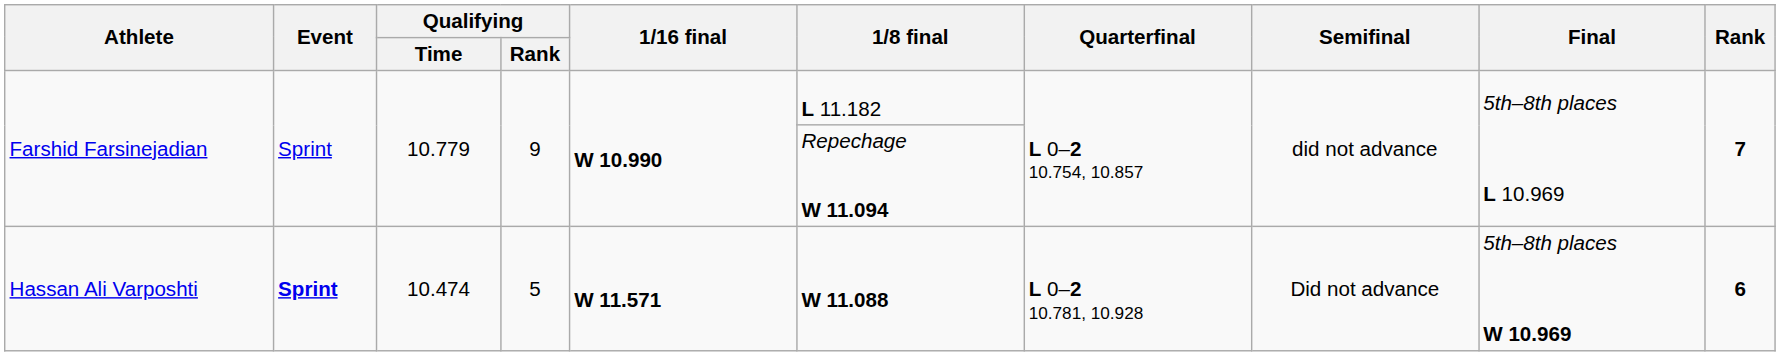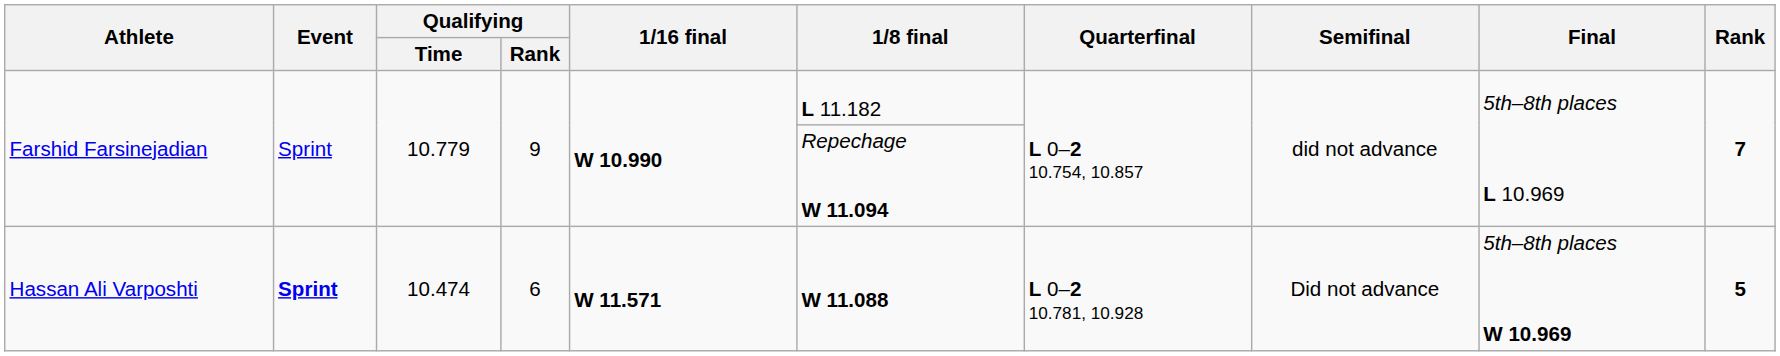(535, 289) 5 -> (535, 289) 6
(1740, 289) 6 -> (1740, 289) 5
